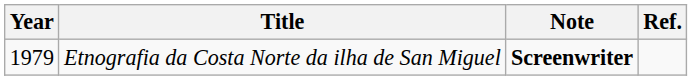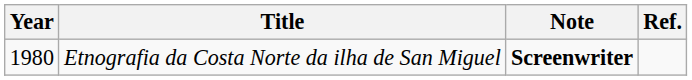(32, 57) 1979 -> (32, 57) 1980
